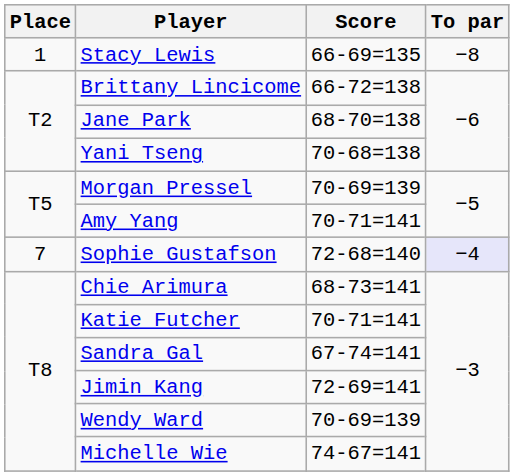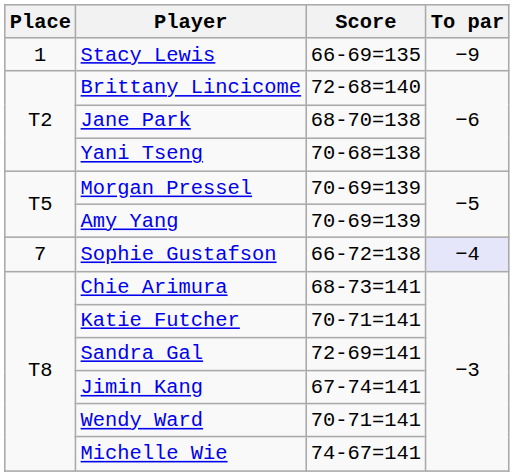(468, 55) −8 -> (468, 55) −9
(366, 88) 66-72=138 -> (366, 88) 72-68=140
(366, 221) 70-71=141 -> (366, 221) 70-69=139
(366, 254) 72-68=140 -> (366, 254) 66-72=138
(366, 354) 67-74=141 -> (366, 354) 72-69=141
(366, 387) 72-69=141 -> (366, 387) 67-74=141
(366, 421) 70-69=139 -> (366, 421) 70-71=141
